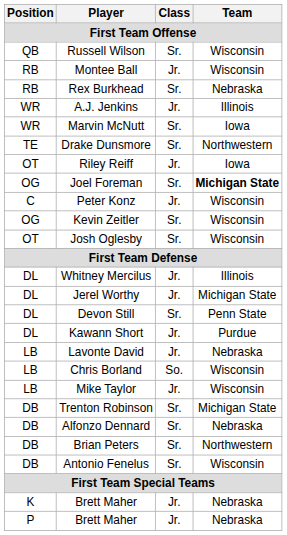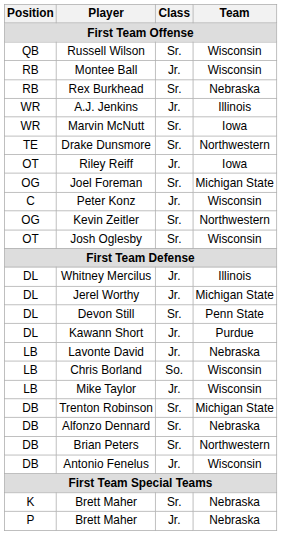(237, 182) bold -> (235, 182) normal
(237, 220) Wisconsin -> (235, 220) Northwestern
(174, 464) Sr. -> (174, 464) Jr.
(174, 502) Jr. -> (174, 502) Sr.
